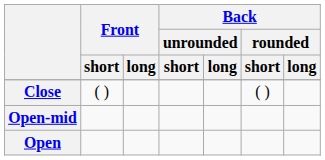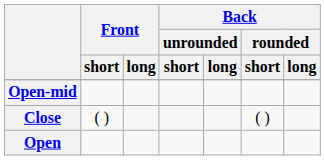rows swapped: (42, 92) <-> (42, 117)
